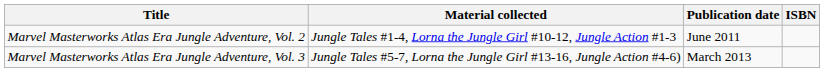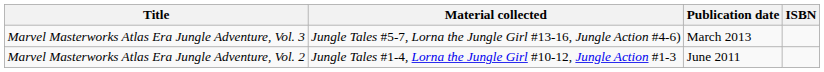rows swapped: (156, 36) <-> (156, 57)
